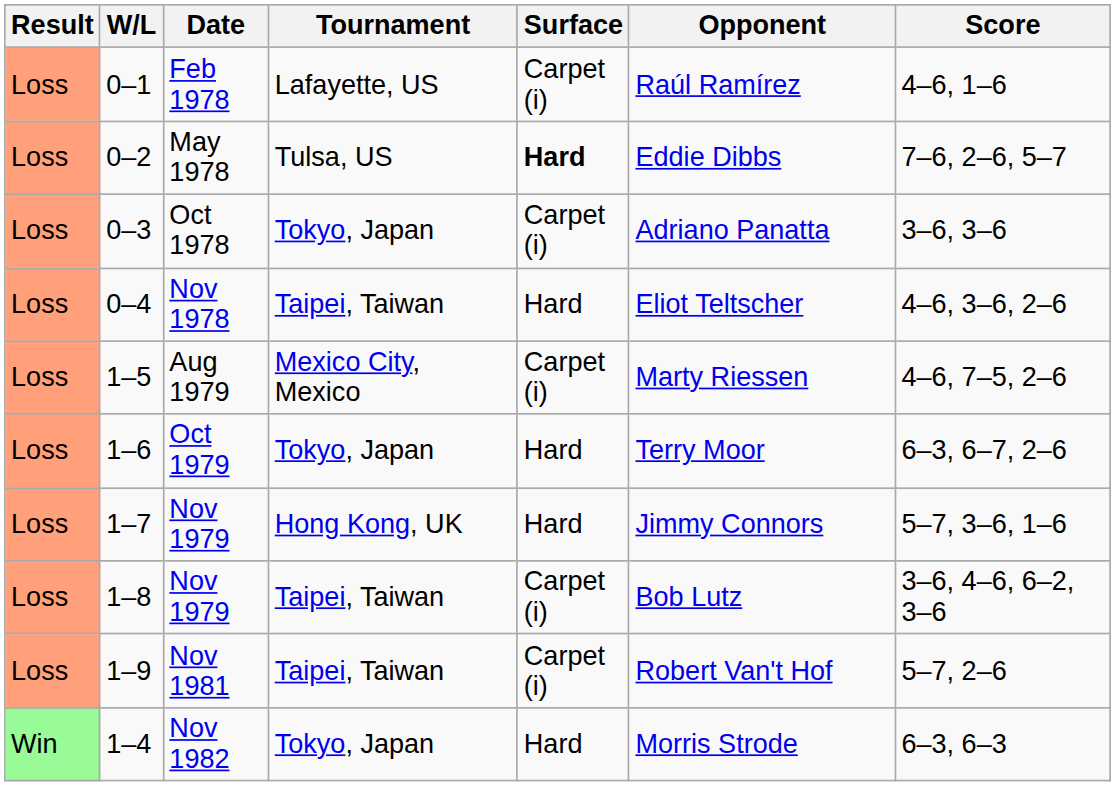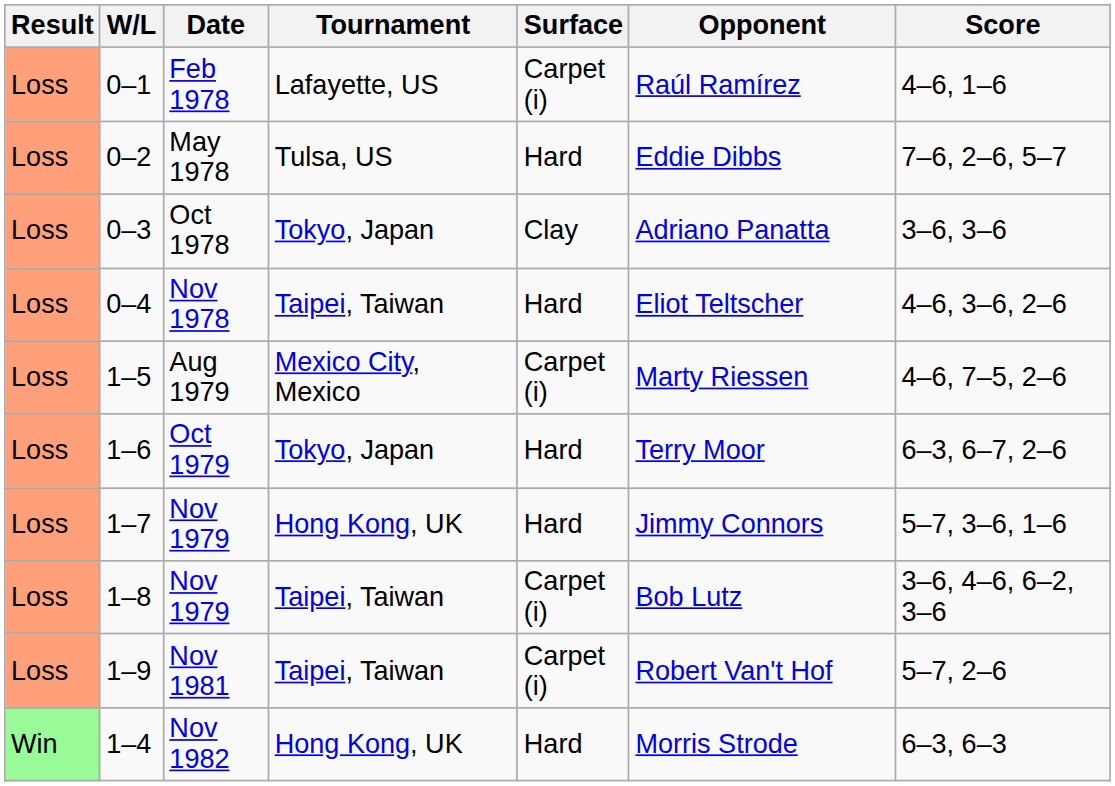(555, 157) bold -> (553, 157) normal
(564, 230) Carpet (i) -> (551, 230) Clay
(354, 743) Tokyo, Japan -> (369, 743) Hong Kong, UK
